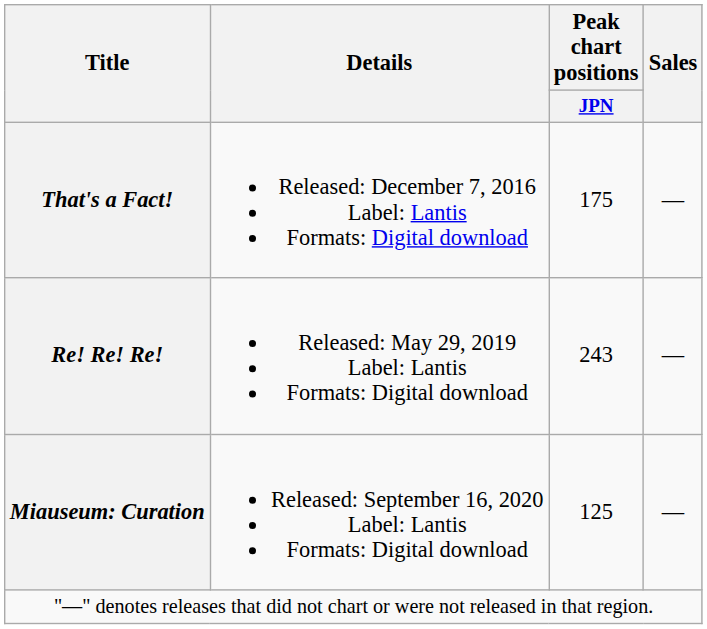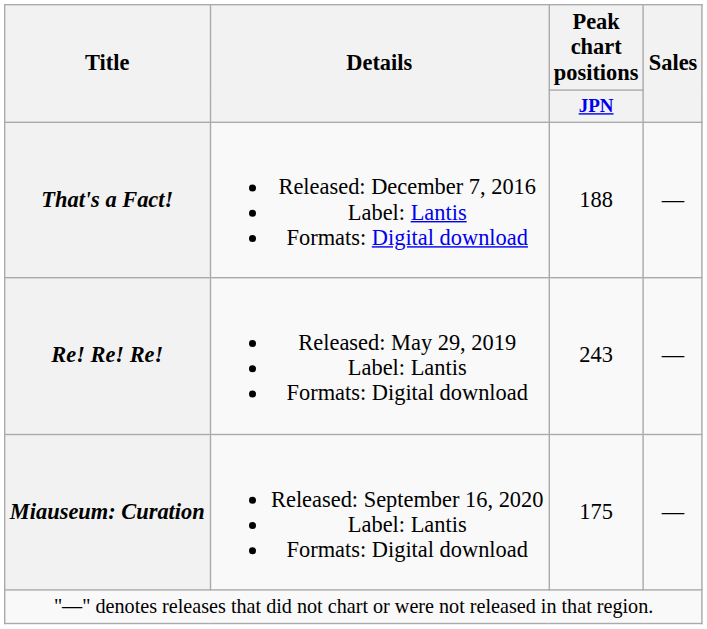(596, 199) 175 -> (596, 199) 188
(596, 511) 125 -> (596, 511) 175
